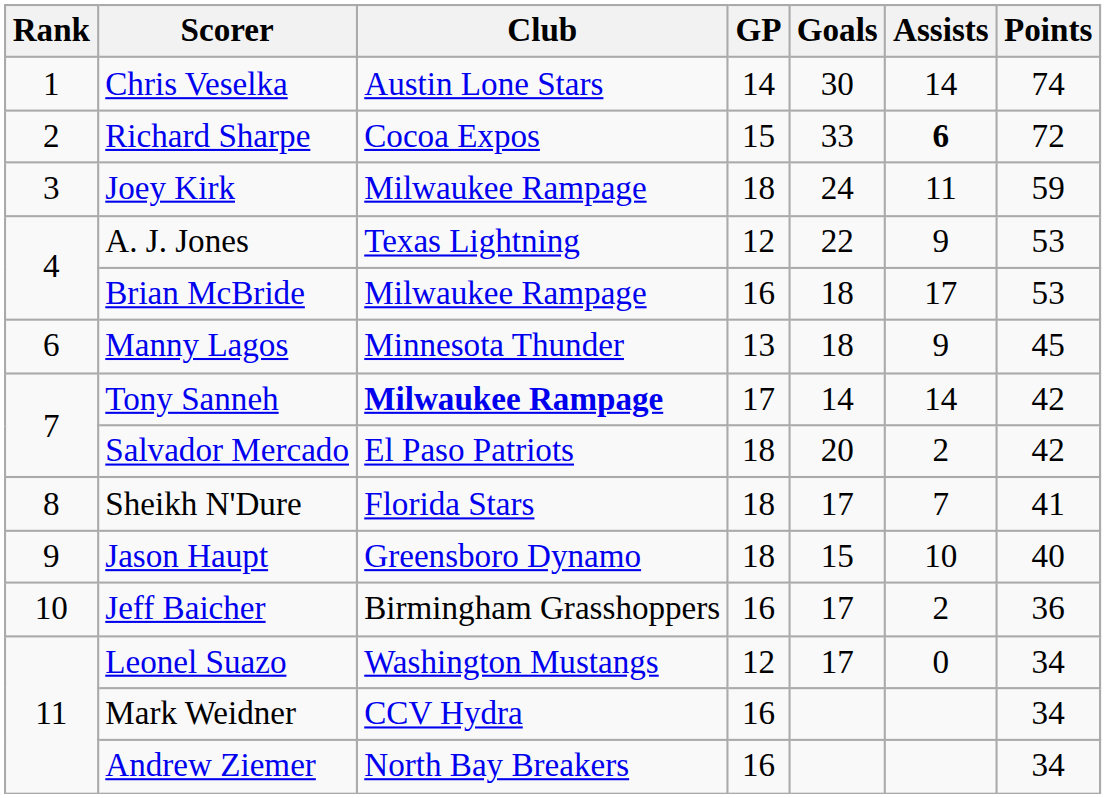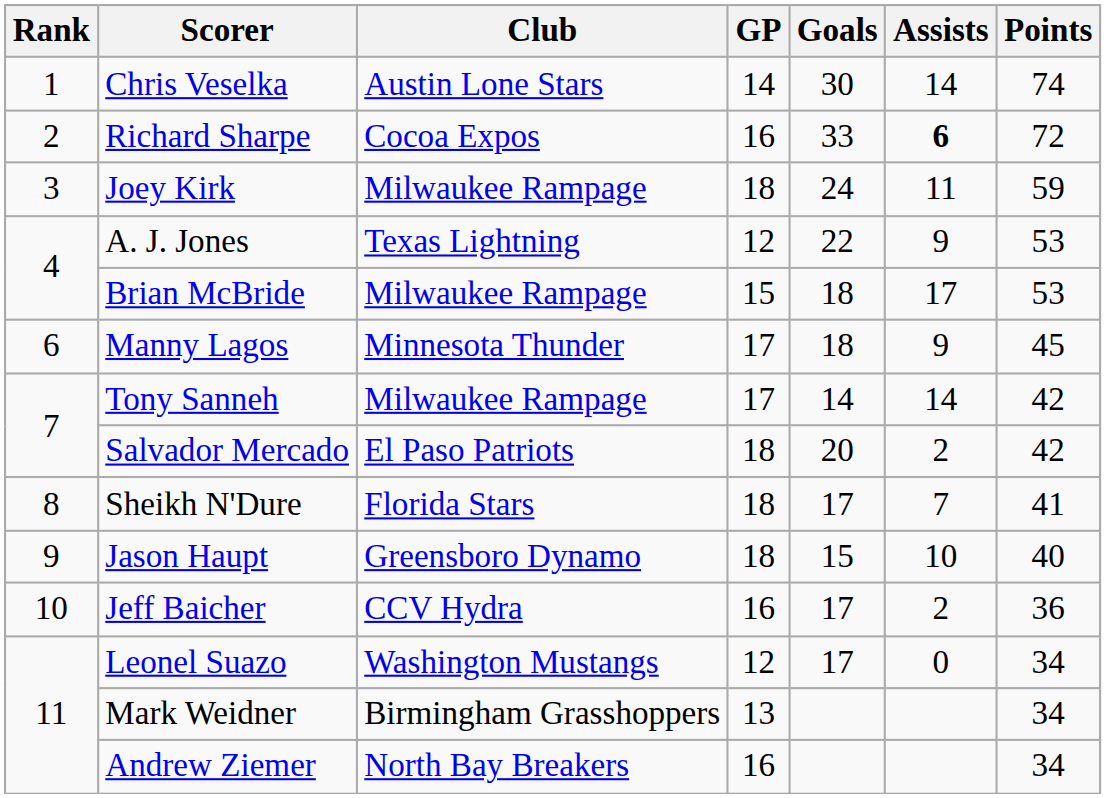(759, 135) 15 -> (759, 135) 16
(759, 293) 16 -> (759, 293) 15
(759, 345) 13 -> (759, 345) 17
(514, 398) bold -> (505, 398) normal
(542, 608) Birmingham Grasshoppers -> (444, 608) CCV Hydra
(444, 713) CCV Hydra -> (542, 713) Birmingham Grasshoppers
(759, 713) 16 -> (759, 713) 13
